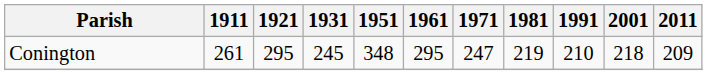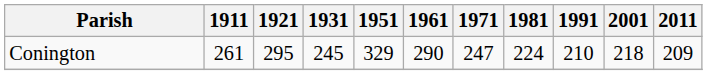(378, 52) 348 -> (378, 52) 329
(428, 52) 295 -> (428, 52) 290
(528, 52) 219 -> (528, 52) 224
